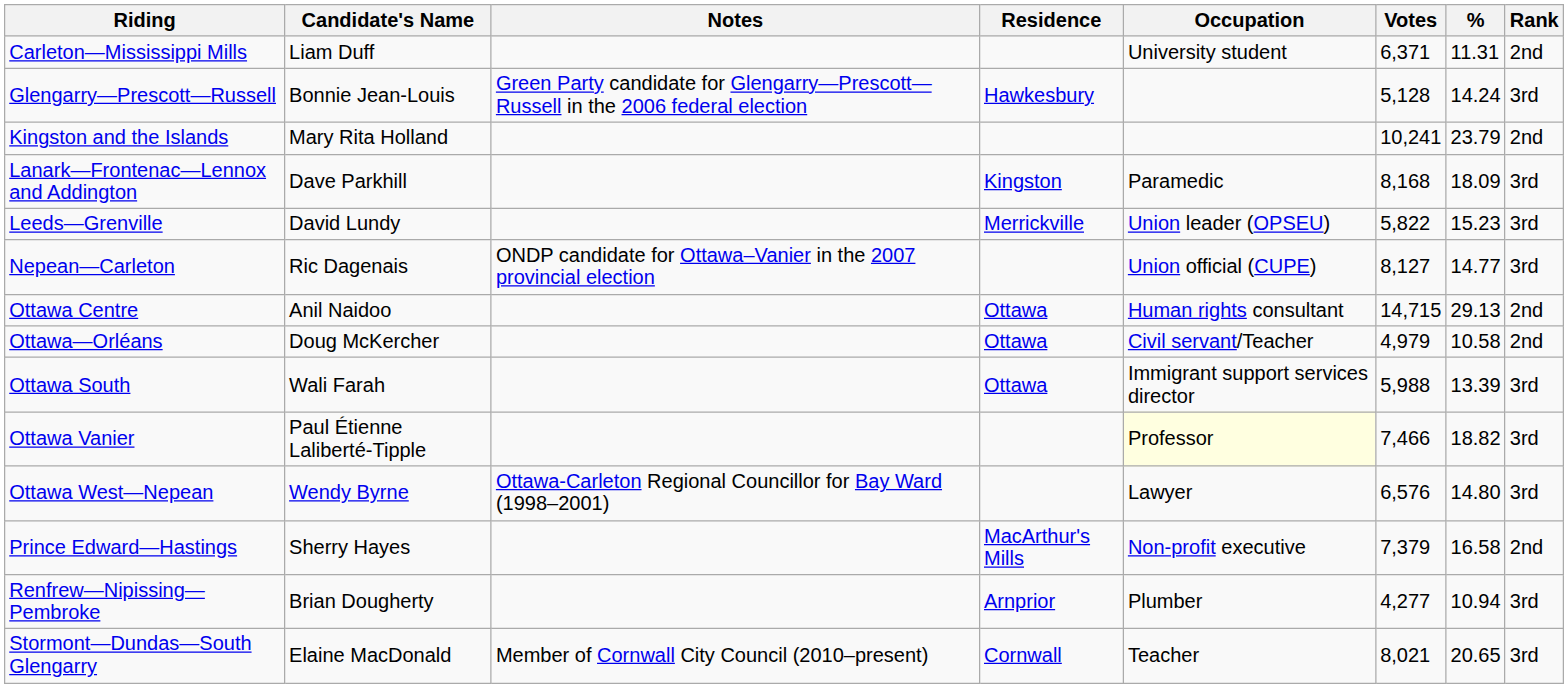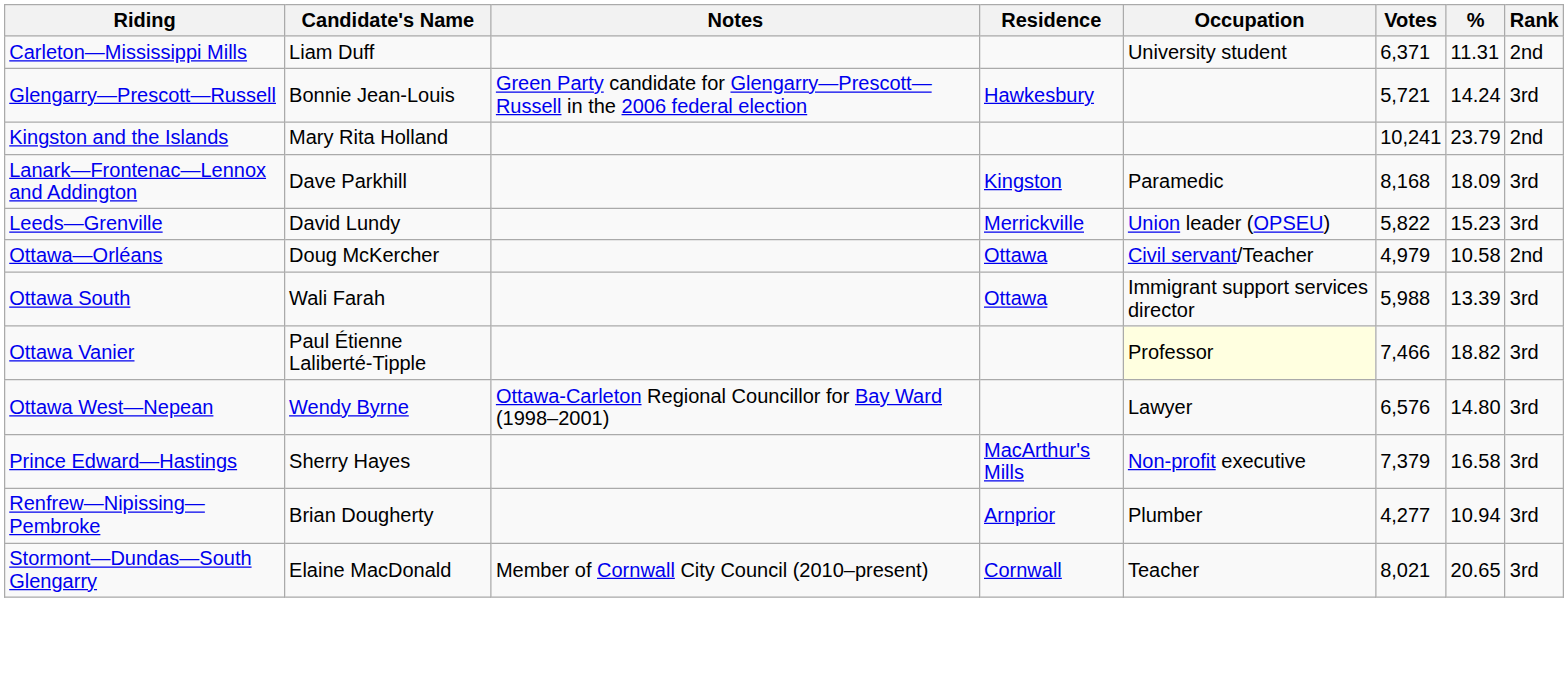(1405, 95) 5,128 -> (1405, 95) 5,721
- row: (92, 266)
- row: (74, 309)
(1526, 547) 2nd -> (1524, 461) 3rd
